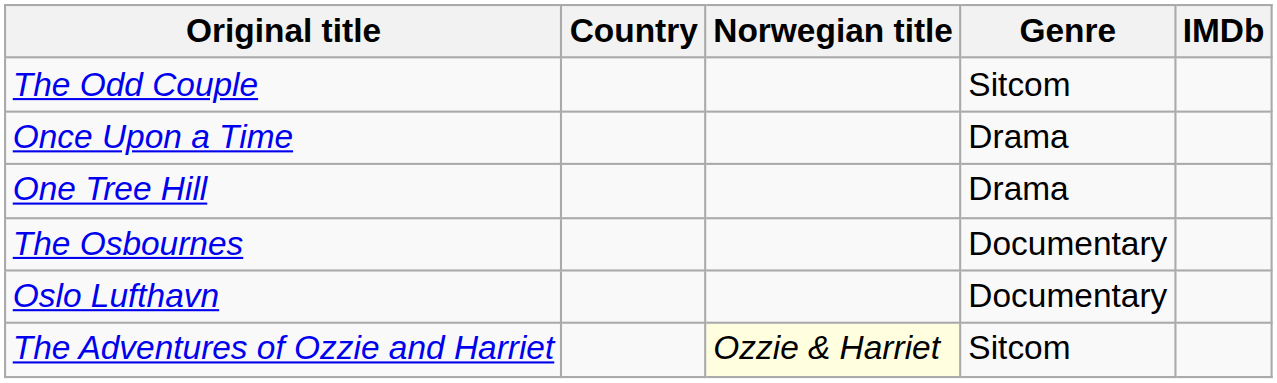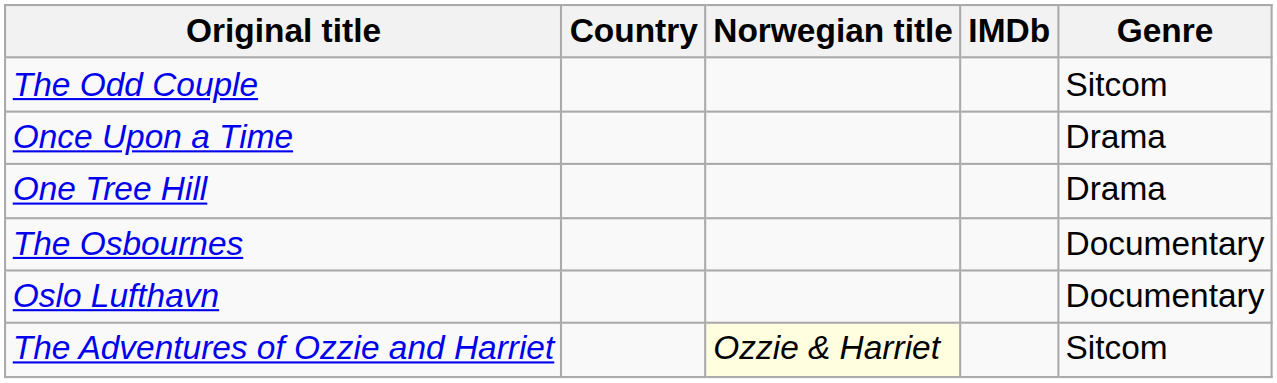columns swapped: (1068, 31) <-> (1224, 31)
